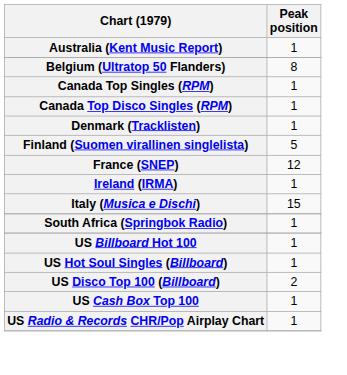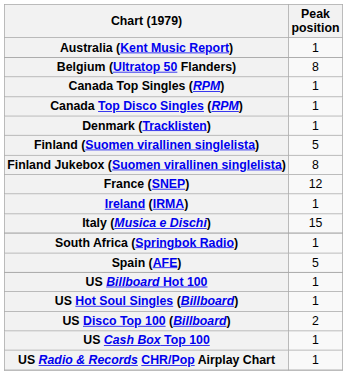+ row: (147, 164)
+ row: (147, 262)
